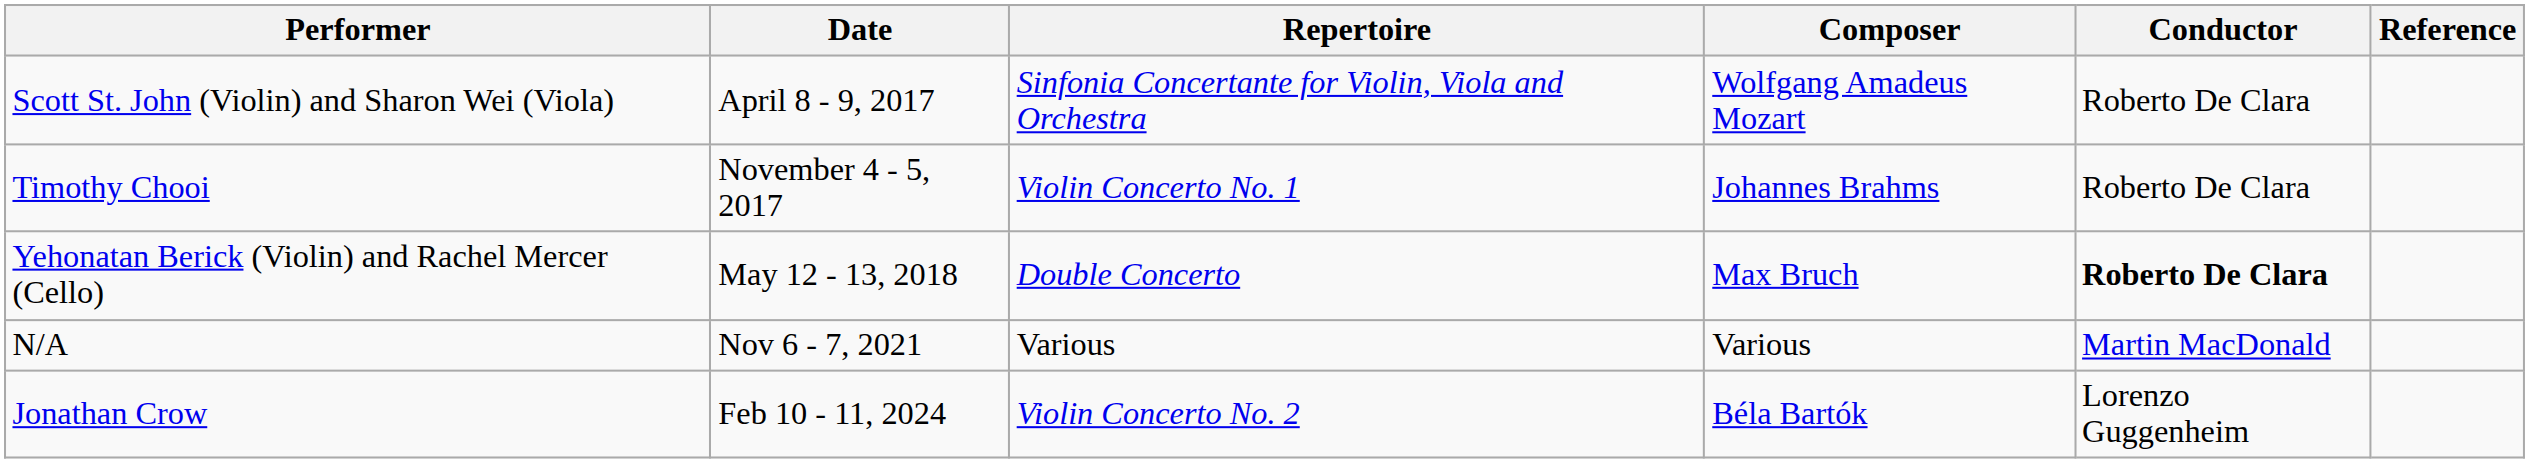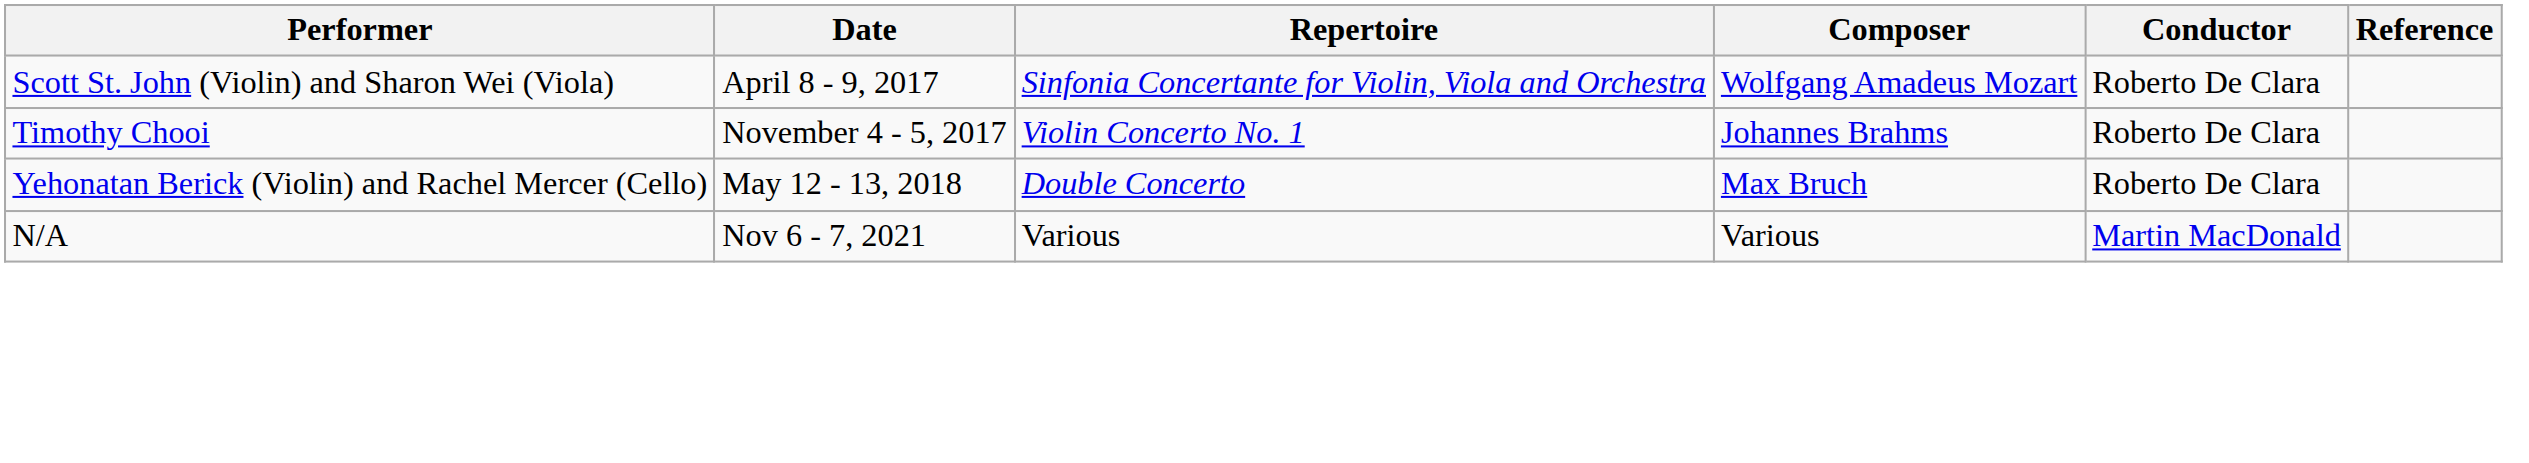(2205, 274) bold -> (2206, 183) normal
- row: (110, 413)
